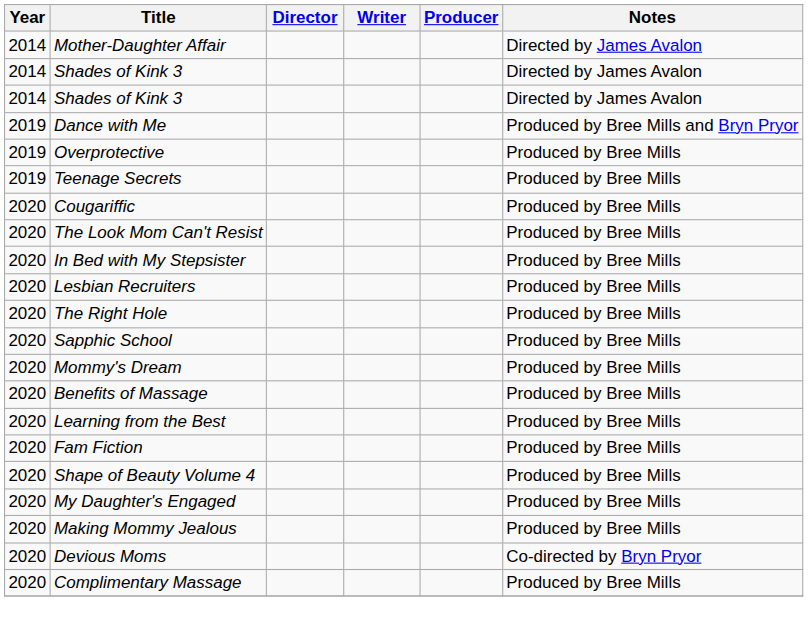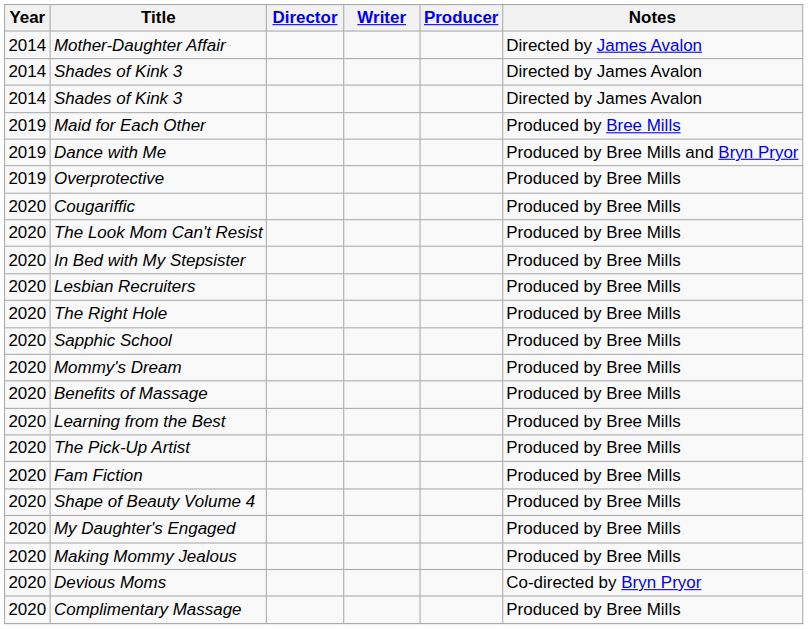+ row: (27, 125)
- row: (27, 179)
+ row: (27, 448)
